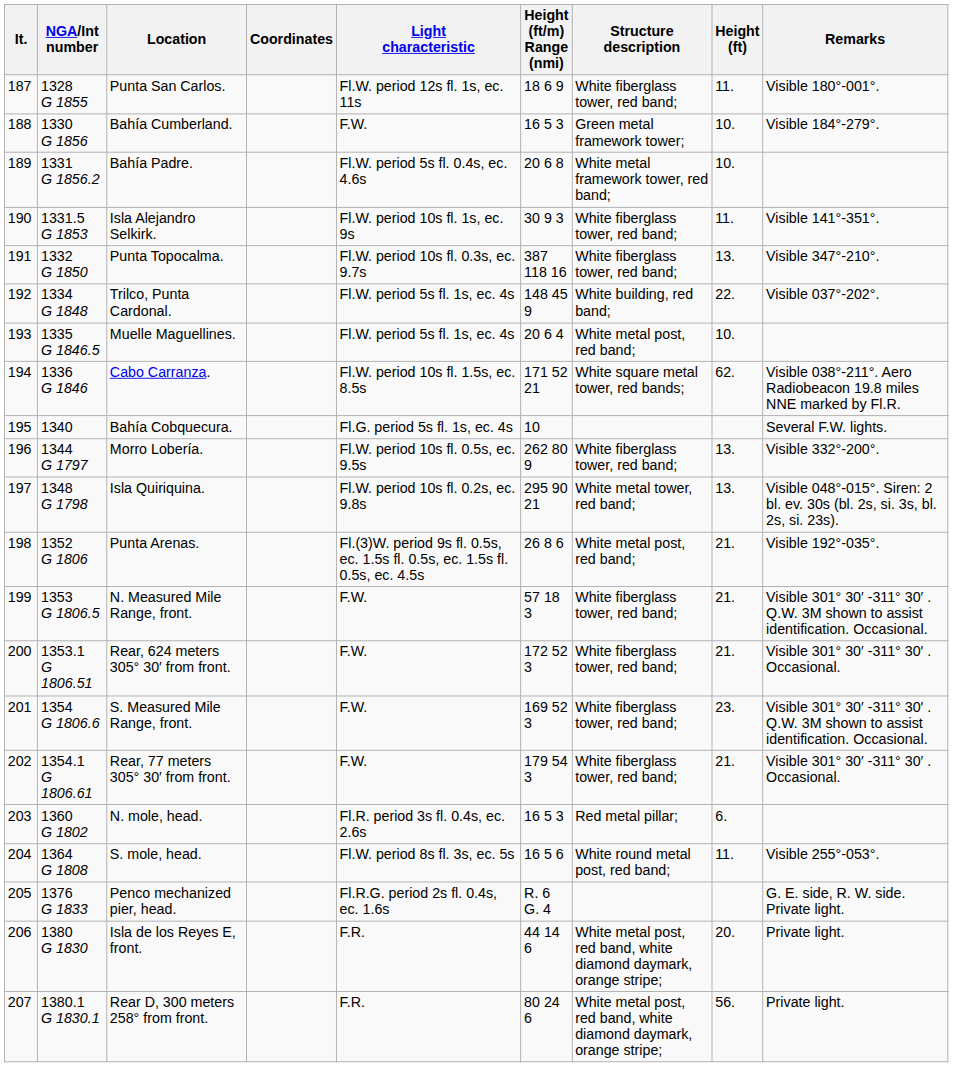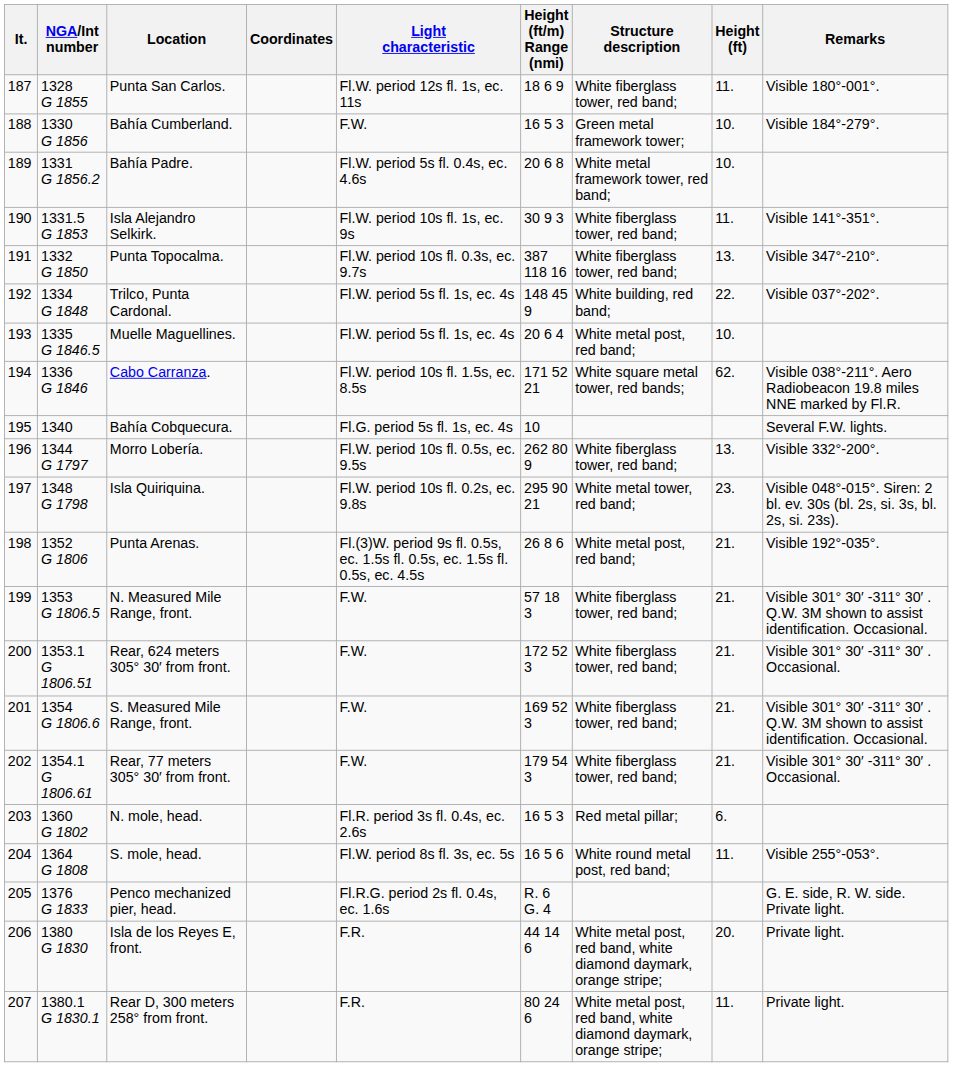(725, 488) 13. -> (725, 488) 23.
(725, 706) 23. -> (725, 706) 21.
(725, 1002) 56. -> (725, 1002) 11.
